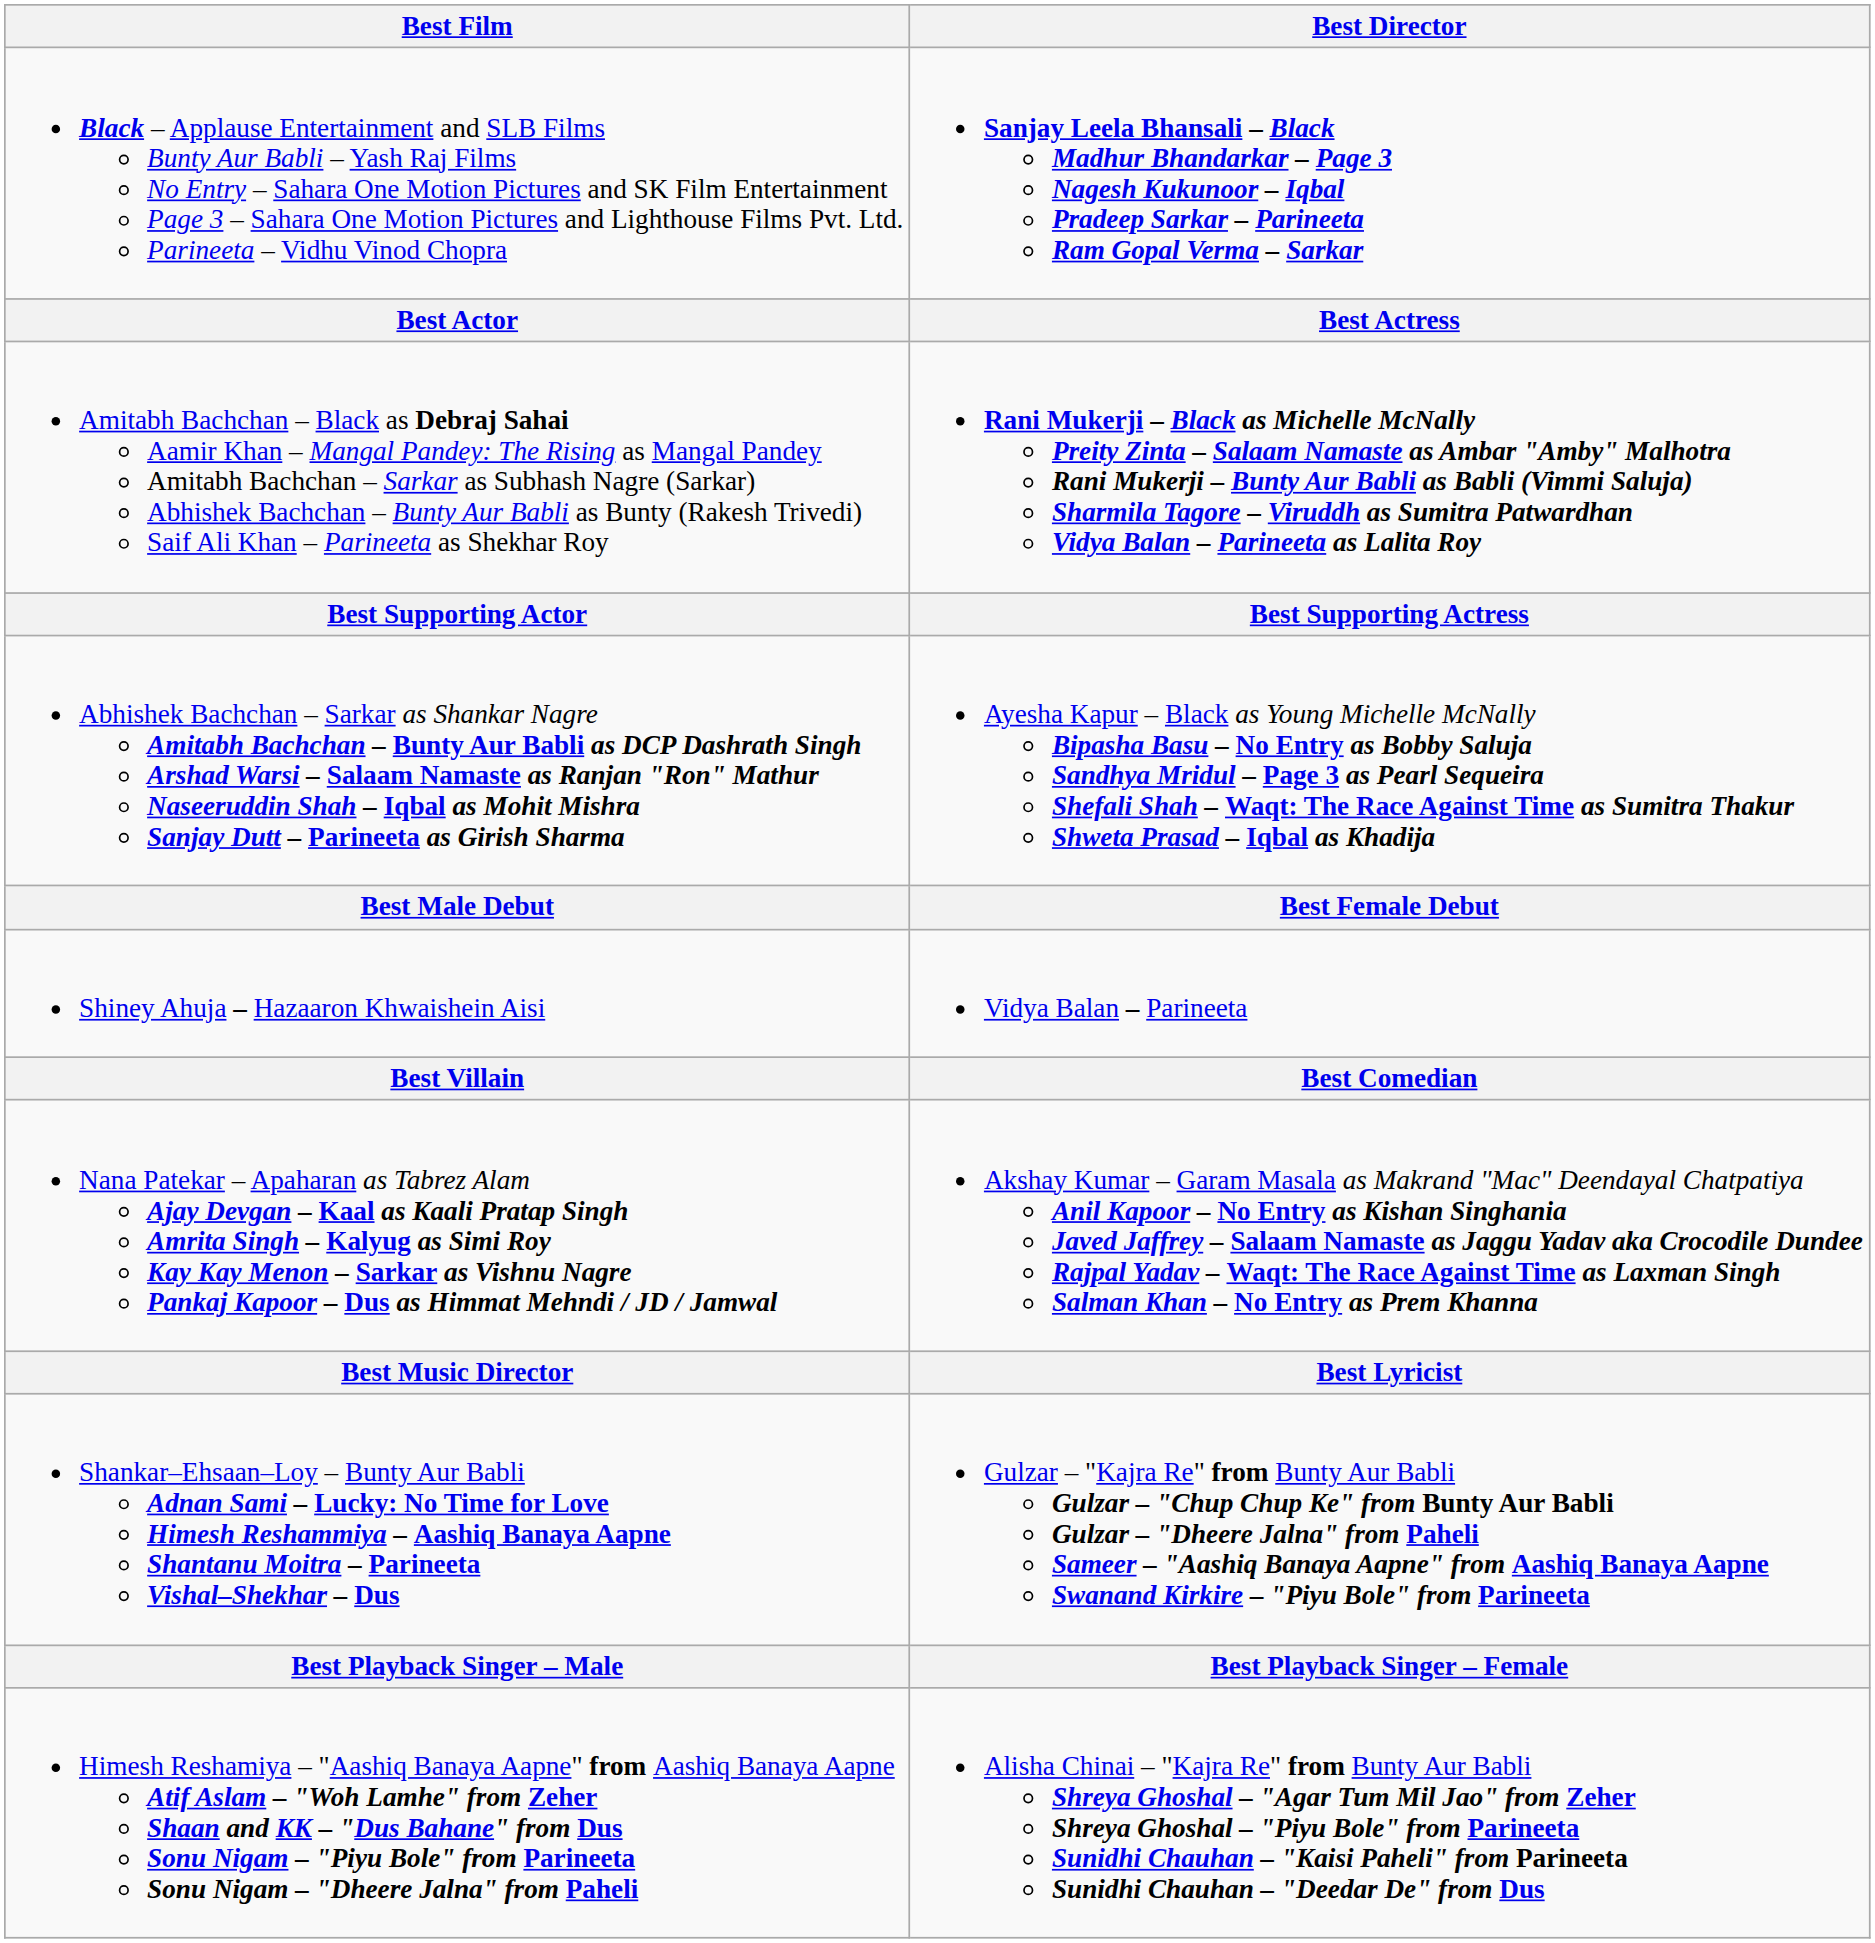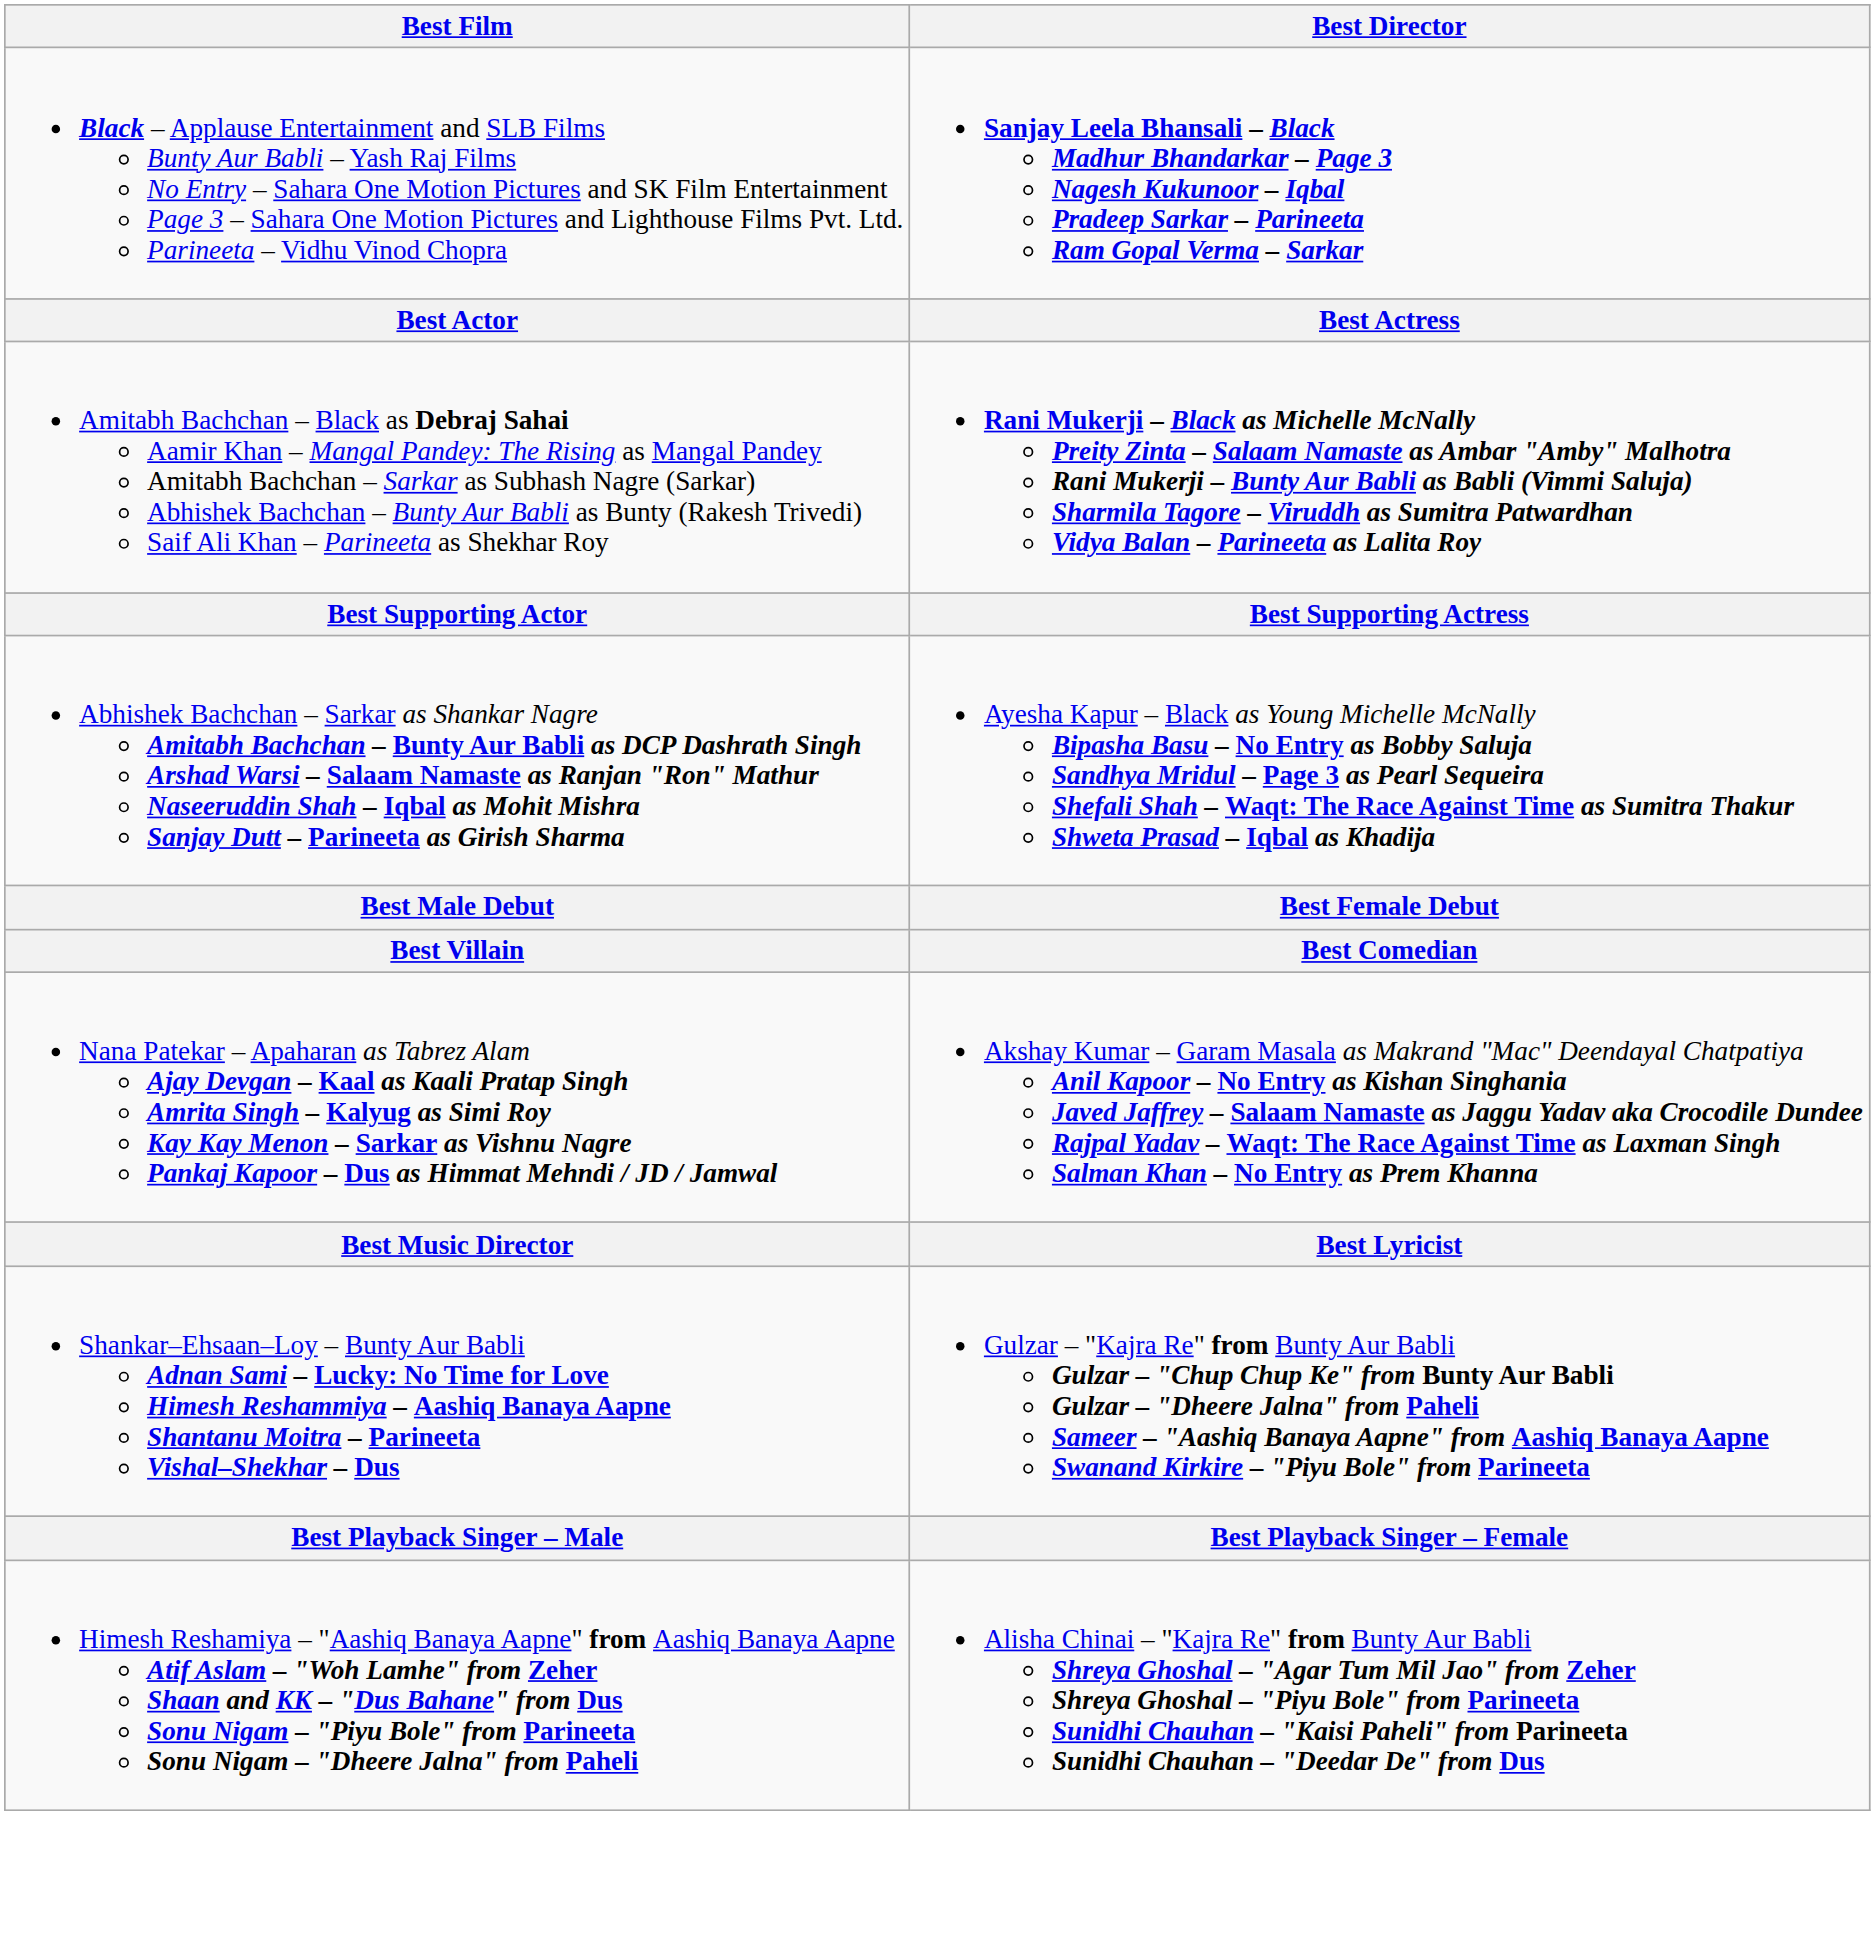- row: (457, 1008)
